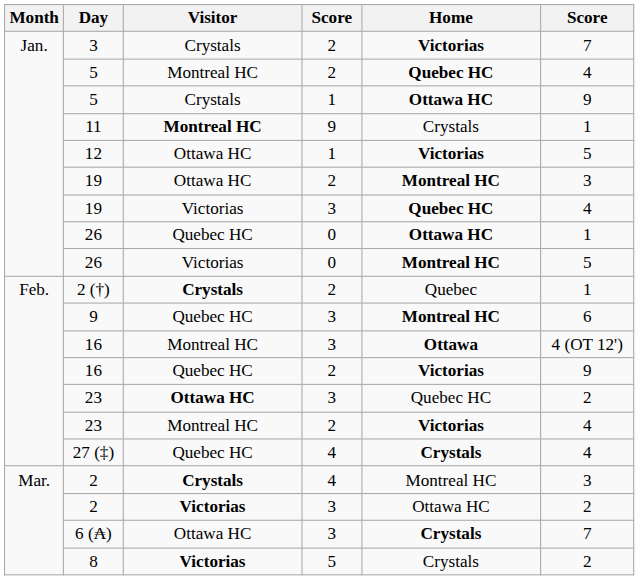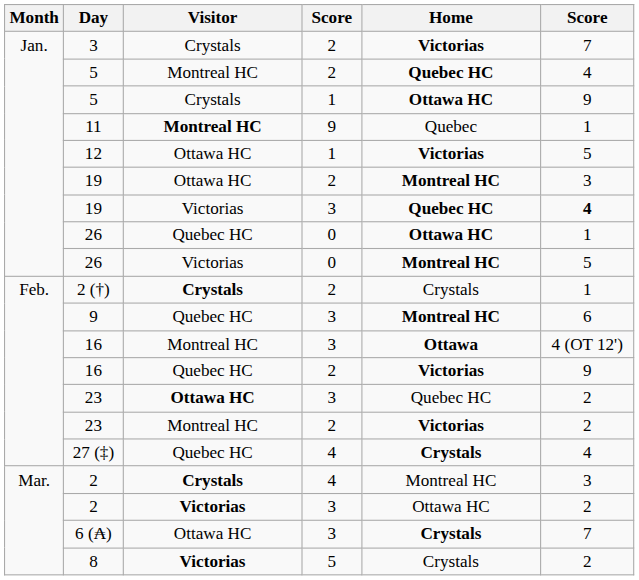(451, 126) Crystals -> (451, 126) Quebec
(587, 208) normal -> (587, 208) bold
(451, 289) Quebec -> (451, 289) Crystals
(587, 425) 4 -> (587, 425) 2
